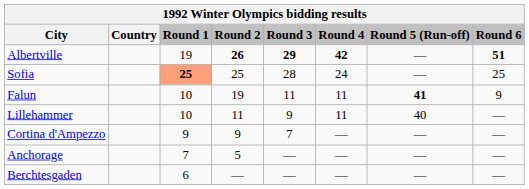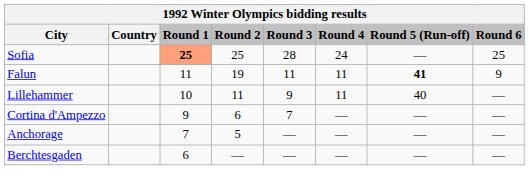- row: (35, 54)
(186, 94) 10 -> (186, 74) 11
(238, 134) 9 -> (238, 114) 6
